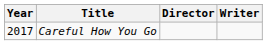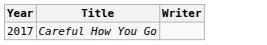- column: (188, 13)
